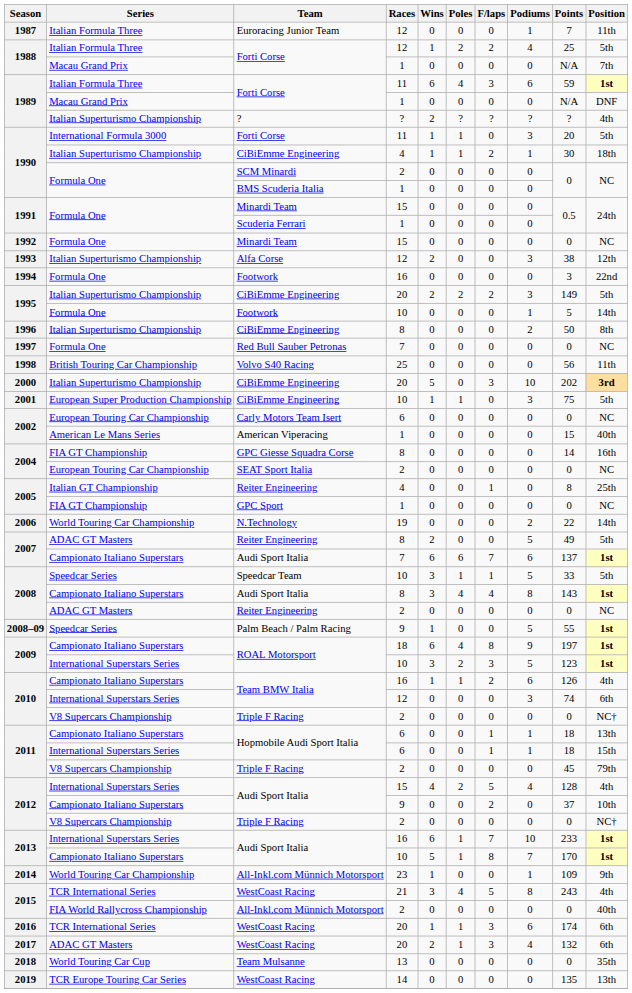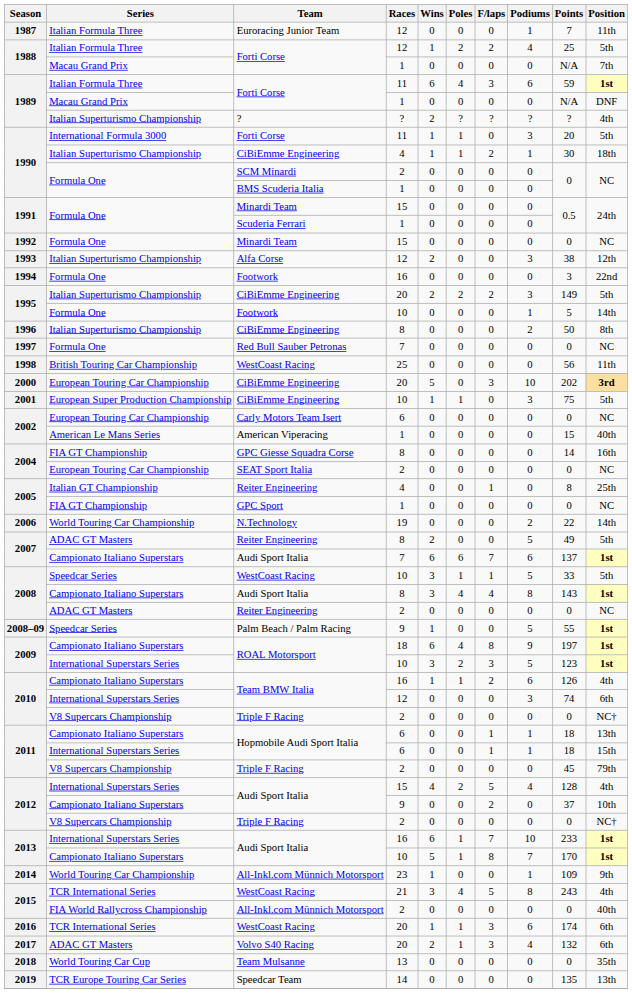(275, 365) Volvo S40 Racing -> (276, 365) WestCoast Racing
(125, 382) Italian Superturismo Championship -> (129, 382) European Touring Car Championship
(269, 576) Speedcar Team -> (276, 576) WestCoast Racing
(276, 945) WestCoast Racing -> (275, 945) Volvo S40 Racing
(276, 980) WestCoast Racing -> (269, 980) Speedcar Team
